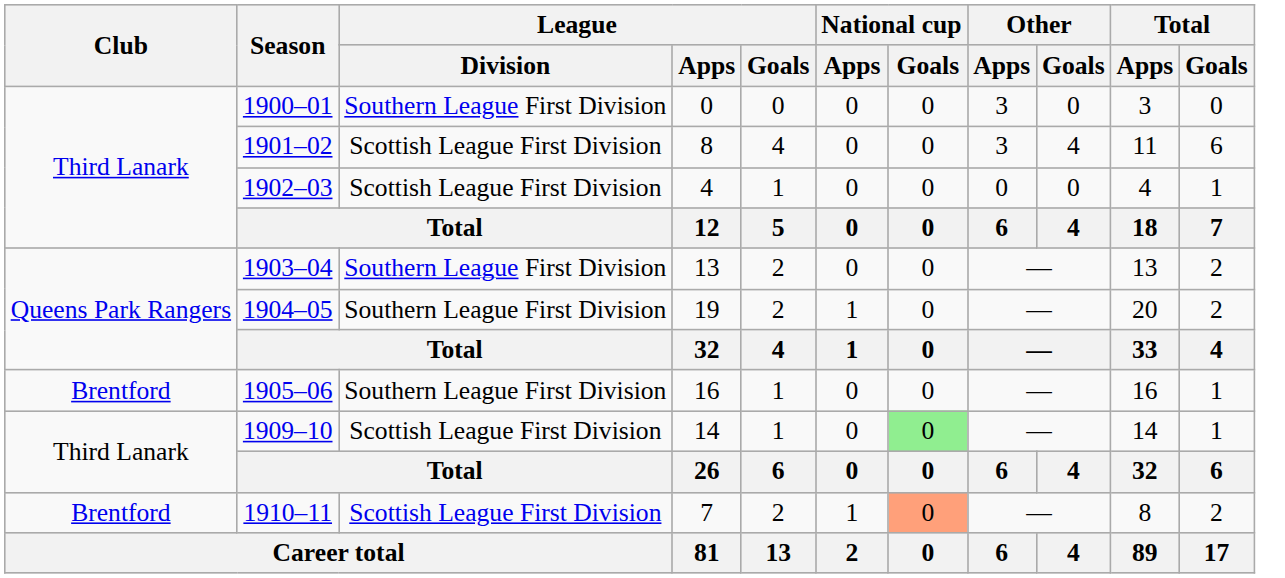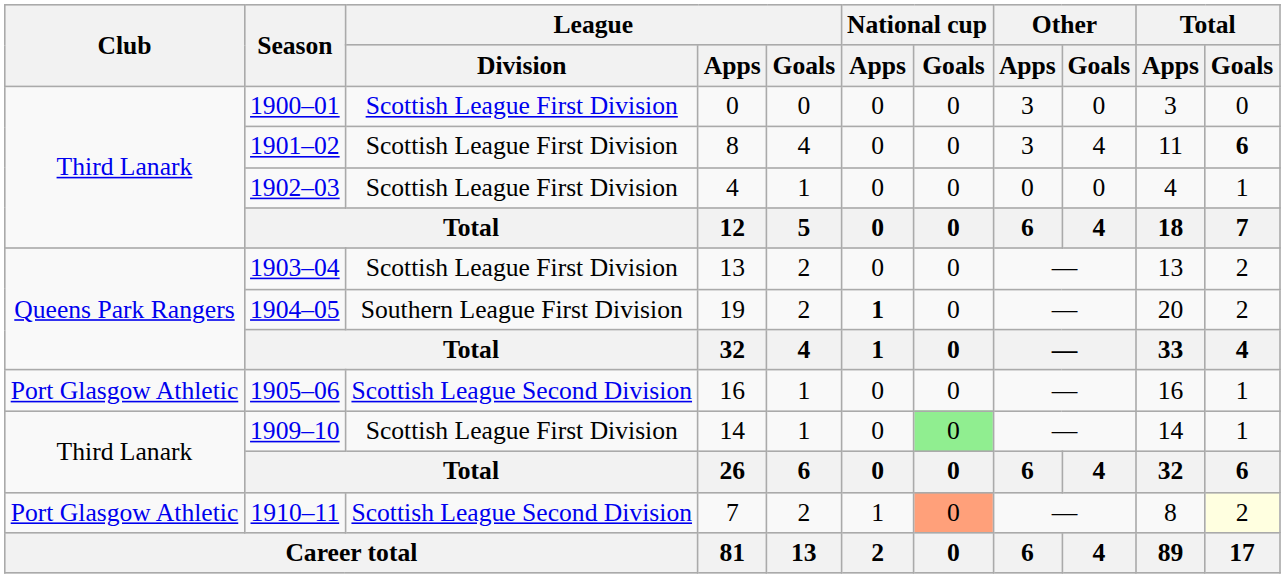(505, 106) Southern League First Division -> (522, 106) Scottish League First Division
(1216, 146) normal -> (1242, 146) bold
(505, 268) Southern League First Division -> (522, 268) Scottish League First Division
(852, 308) normal -> (878, 308) bold
(121, 390) Brentford -> (124, 390) Port Glasgow Athletic
(505, 390) Southern League First Division -> (522, 390) Scottish League Second Division
(121, 512) Brentford -> (124, 512) Port Glasgow Athletic
(505, 512) Scottish League First Division -> (522, 512) Scottish League Second Division
(1216, 512) no background -> (1242, 512) lightyellow background
